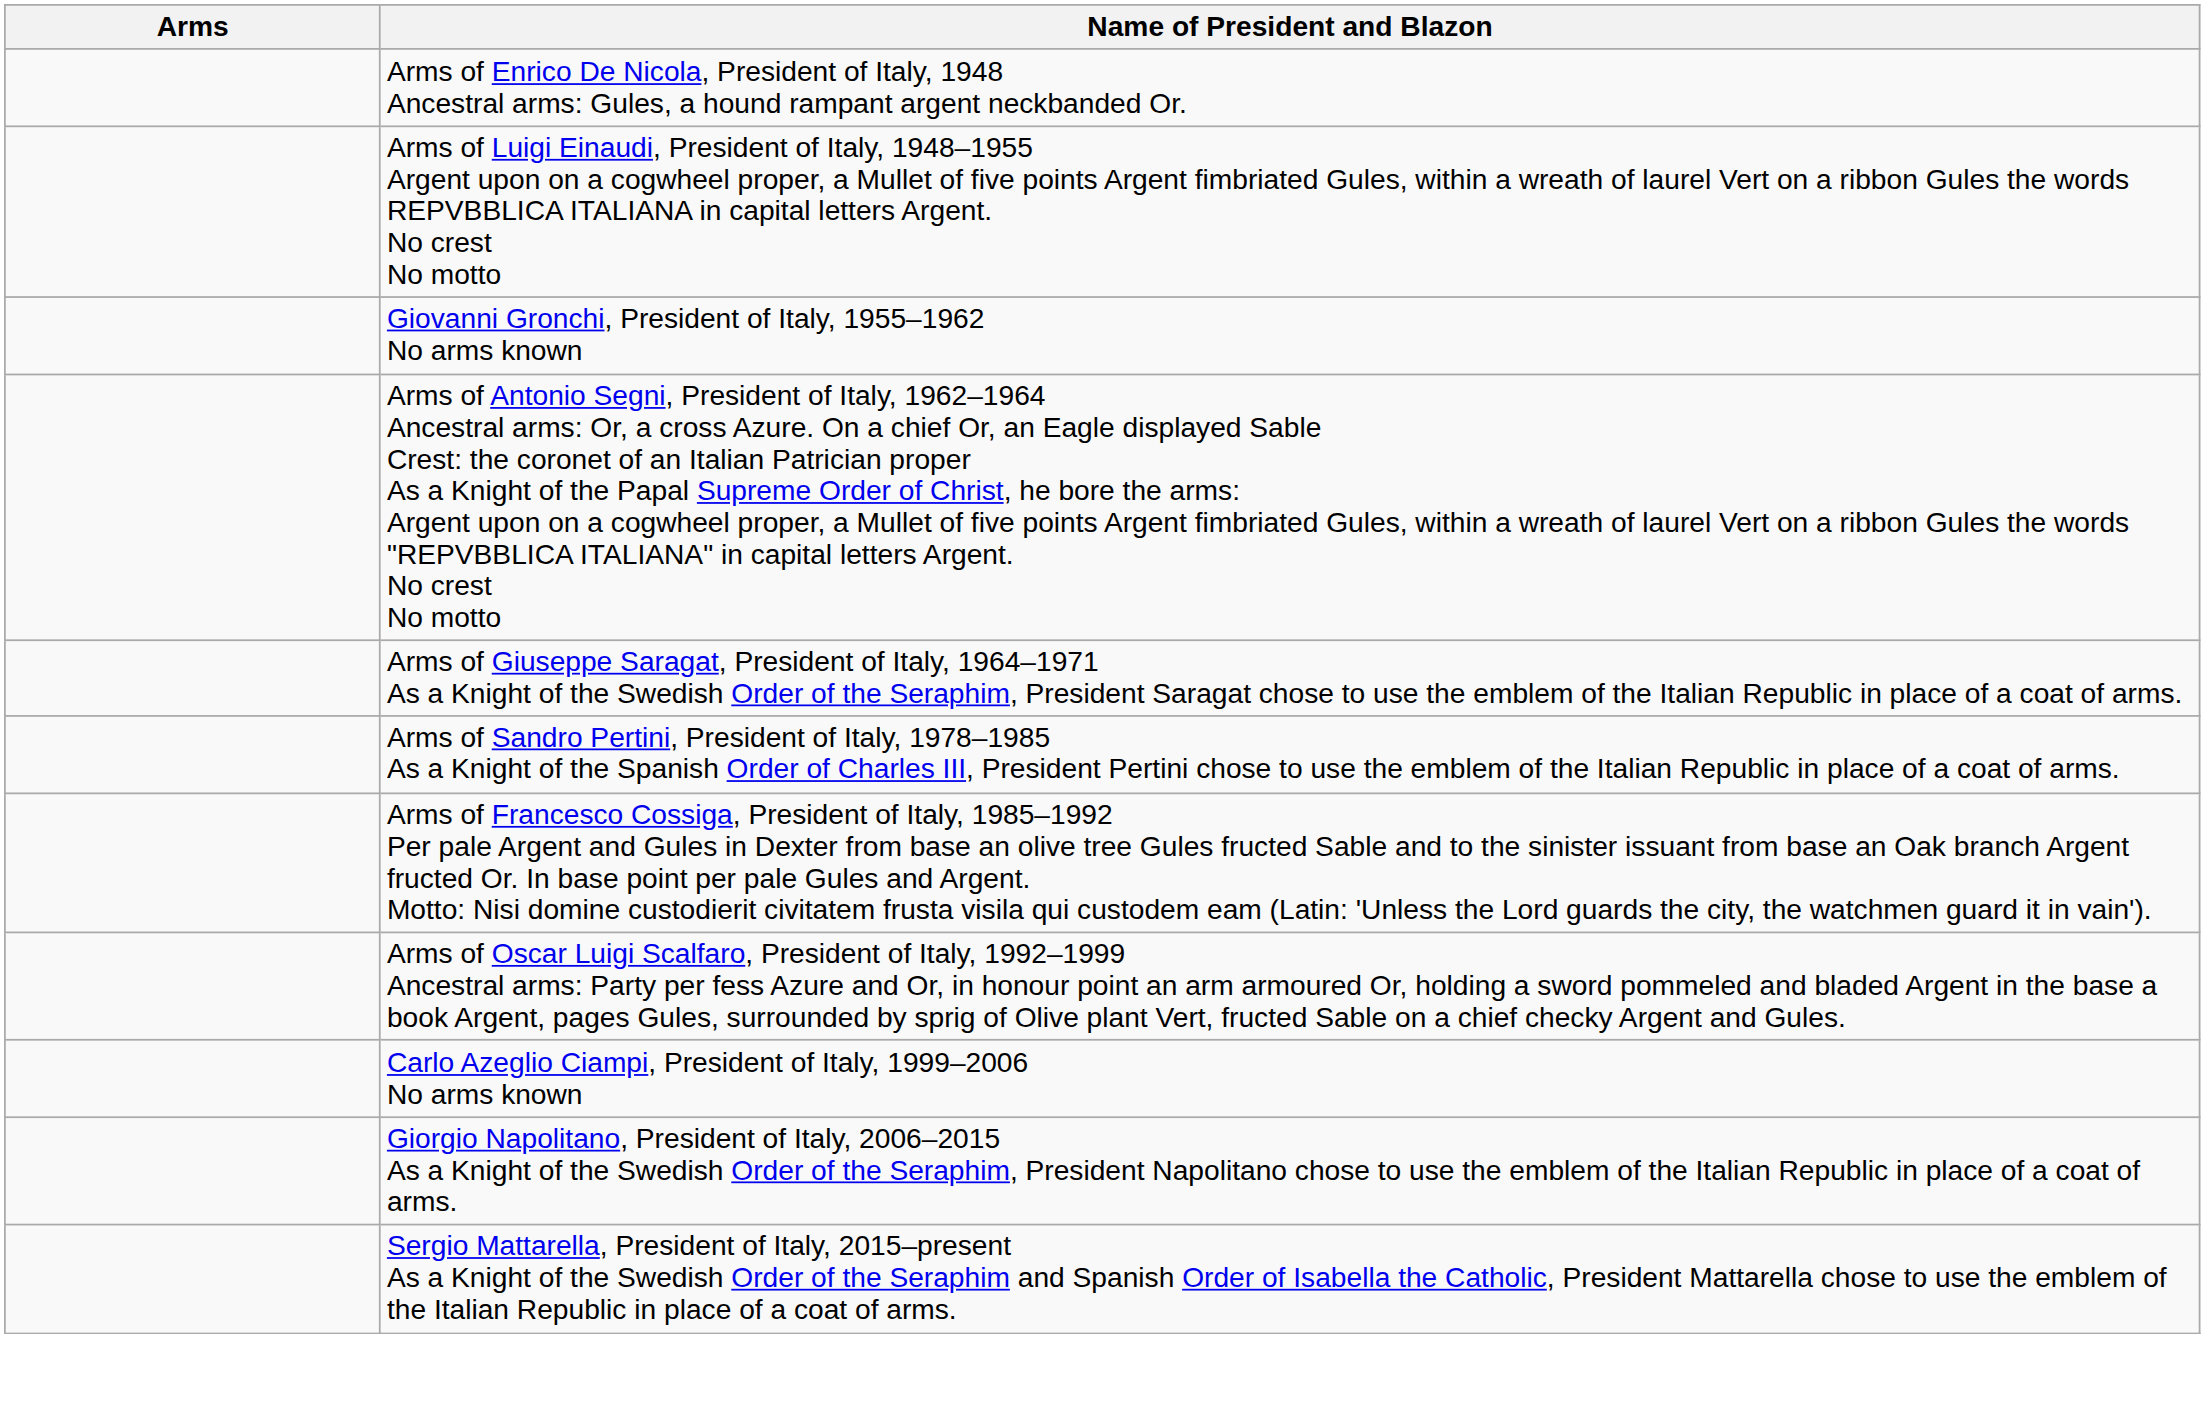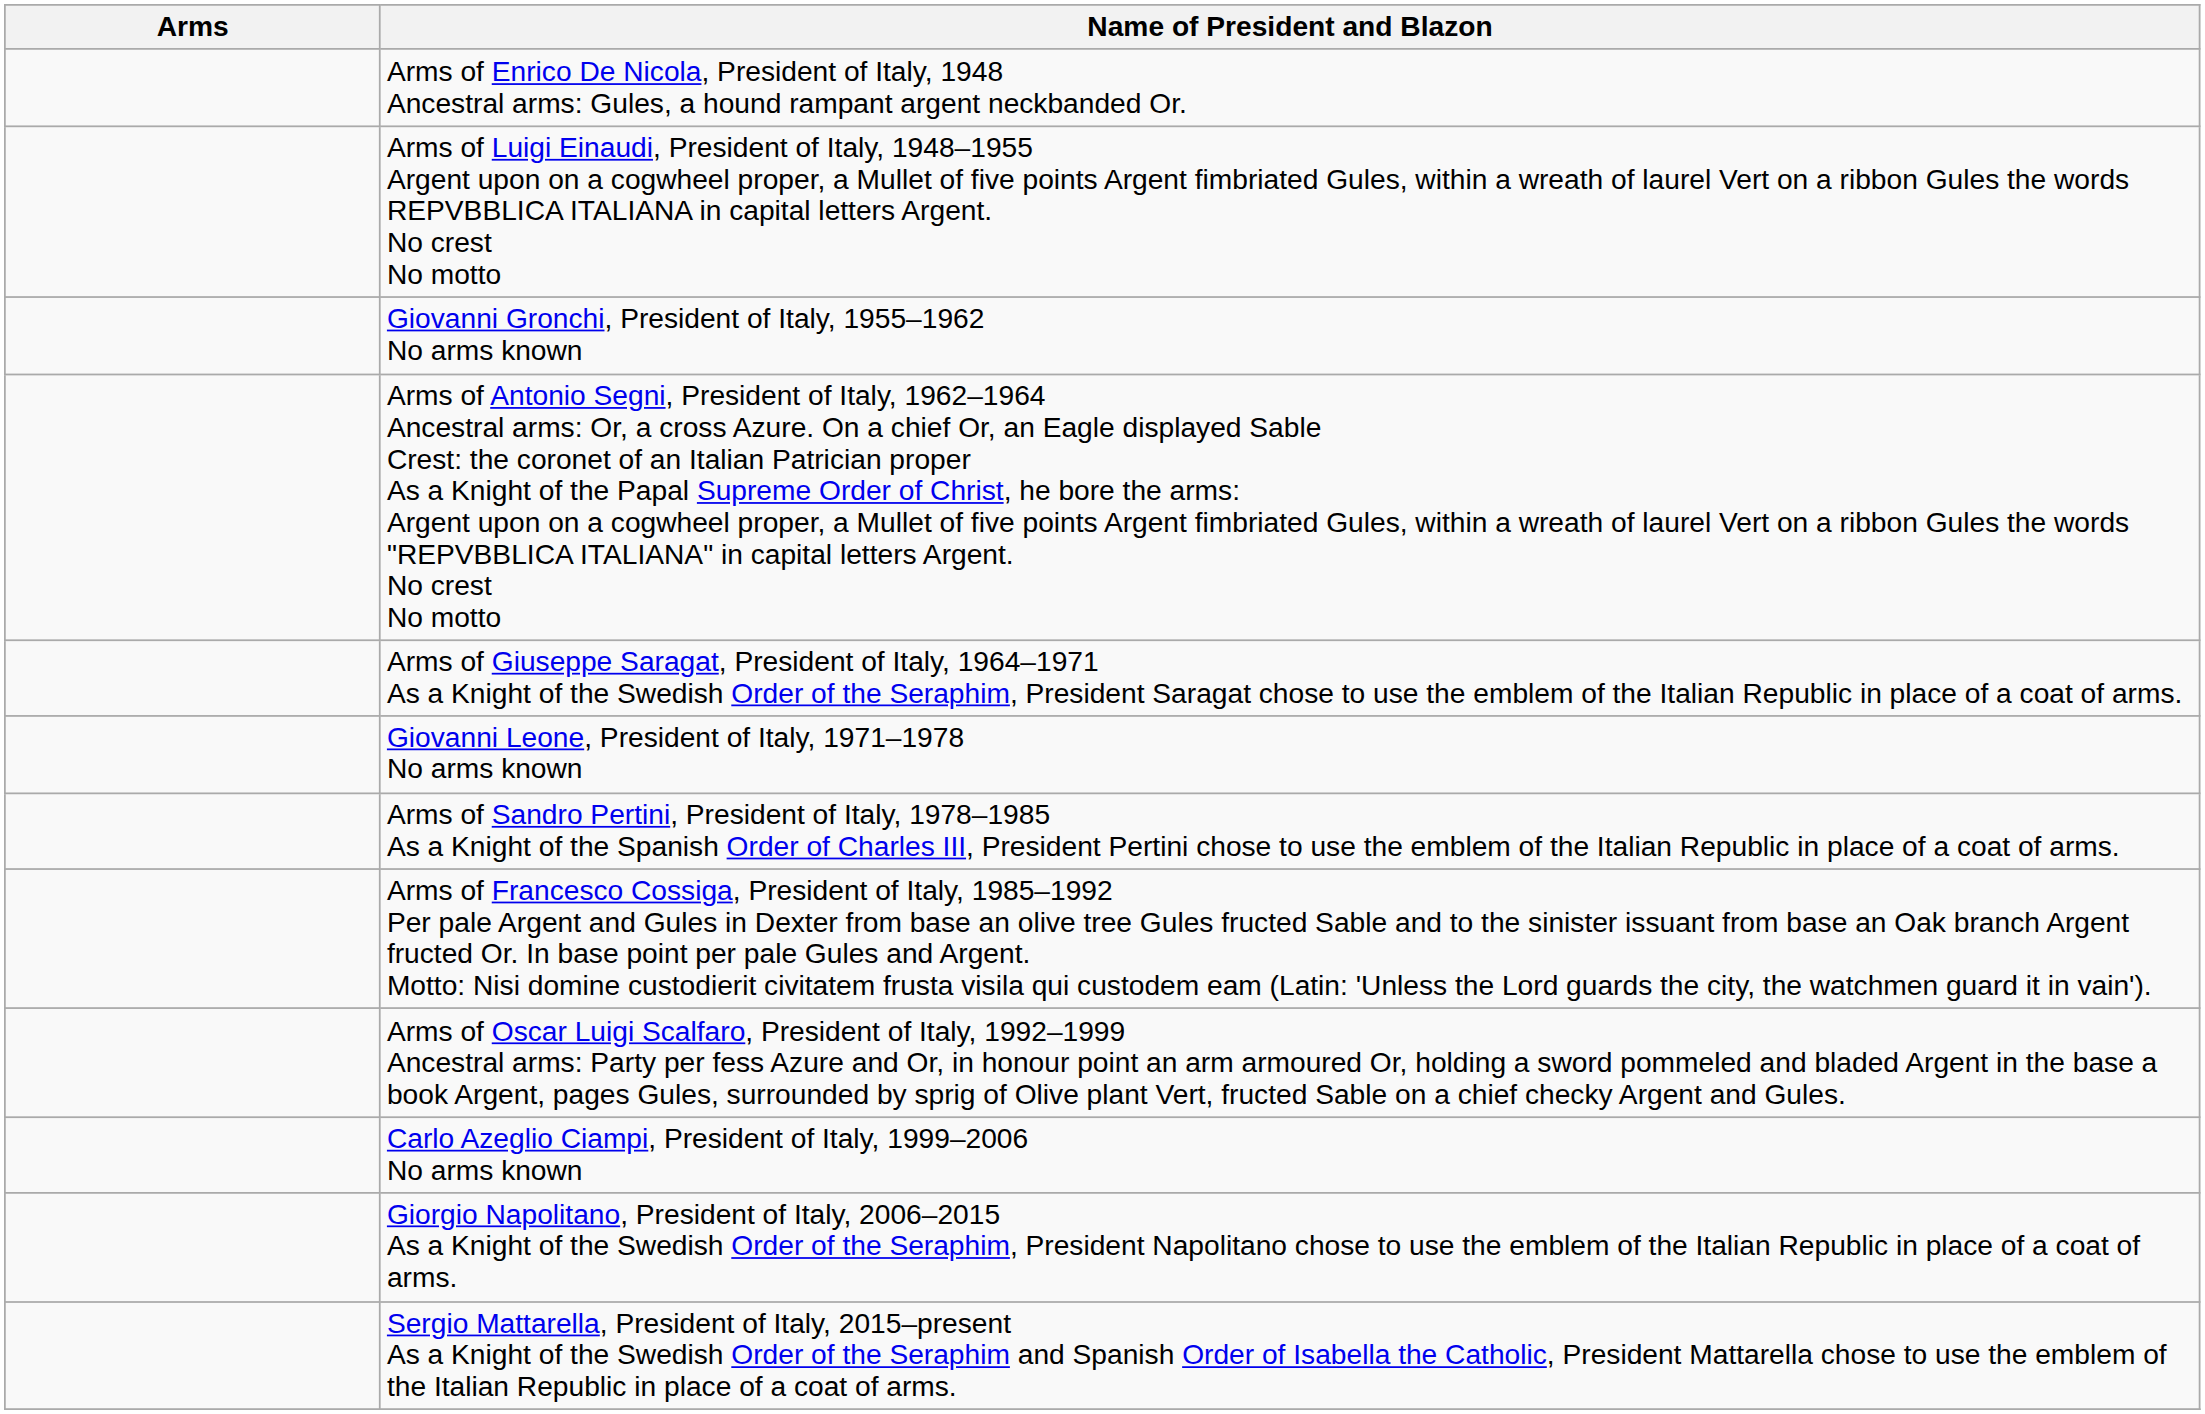+ row: (676, 754)
